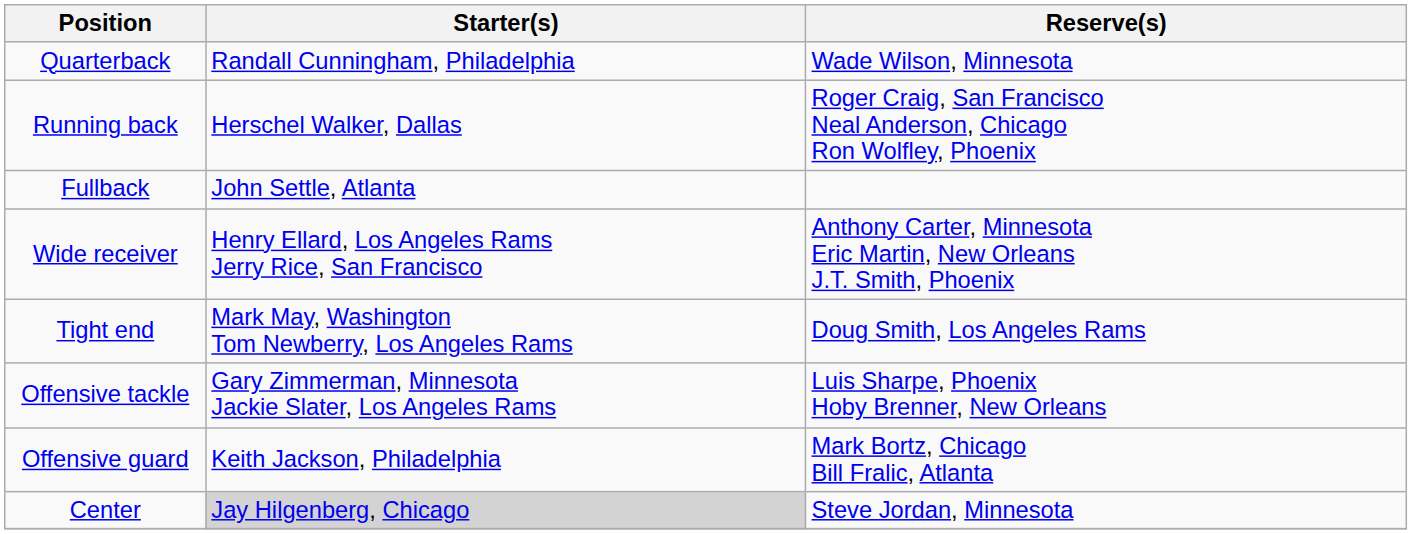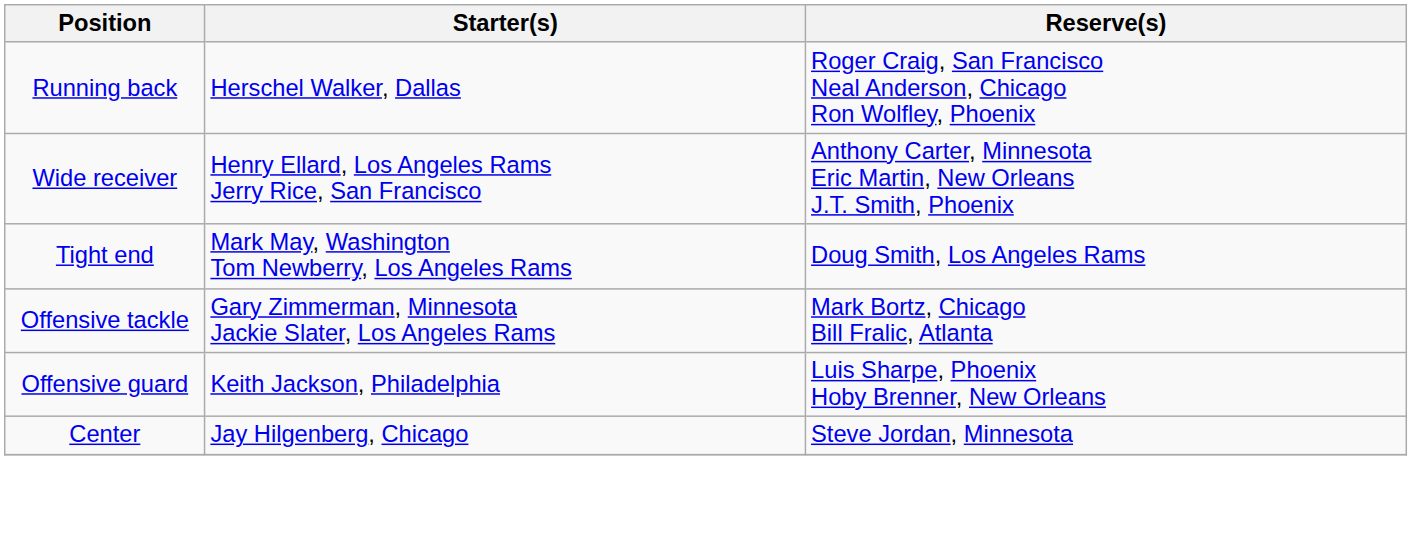- row: (105, 60)
- row: (105, 189)
(959, 395) Luis Sharpe, Phoenix Hoby Brenner, New Orleans -> (918, 320) Mark Bortz, Chicago Bill Fralic, Atlanta
(919, 459) Mark Bortz, Chicago Bill Fralic, Atlanta -> (958, 384) Luis Sharpe, Phoenix Hoby Brenner, New Orleans
(340, 510) lightgrey background -> (339, 435) no background
